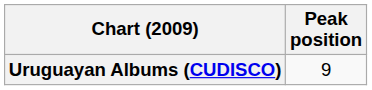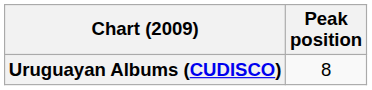(326, 69) 9 -> (326, 69) 8
